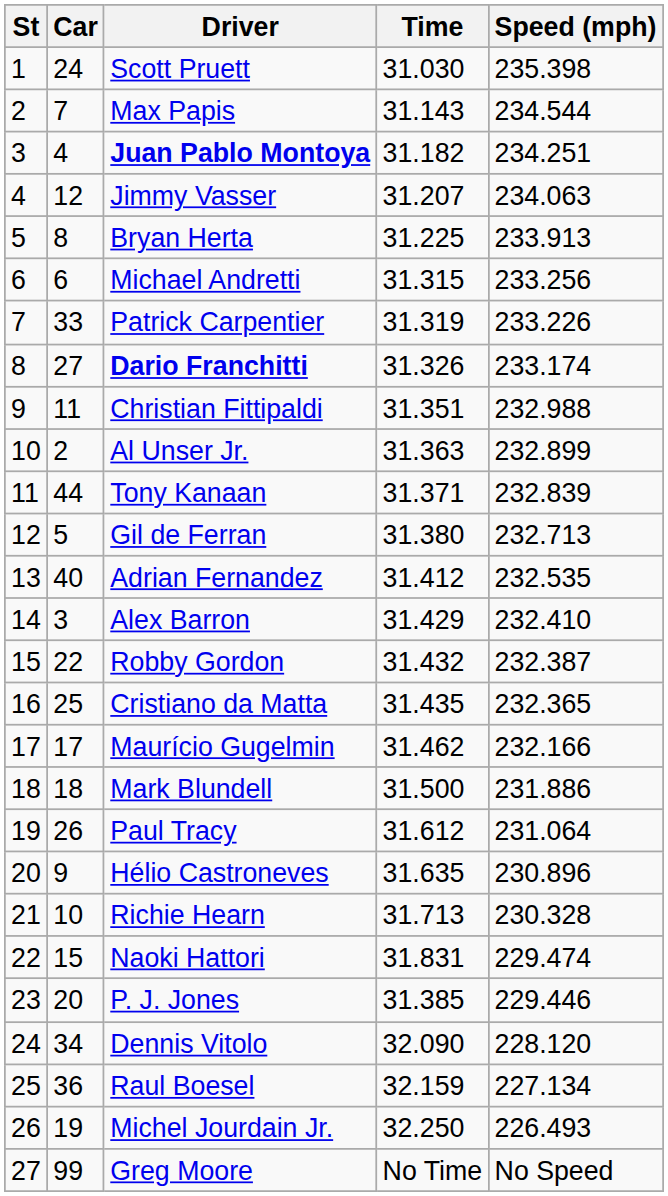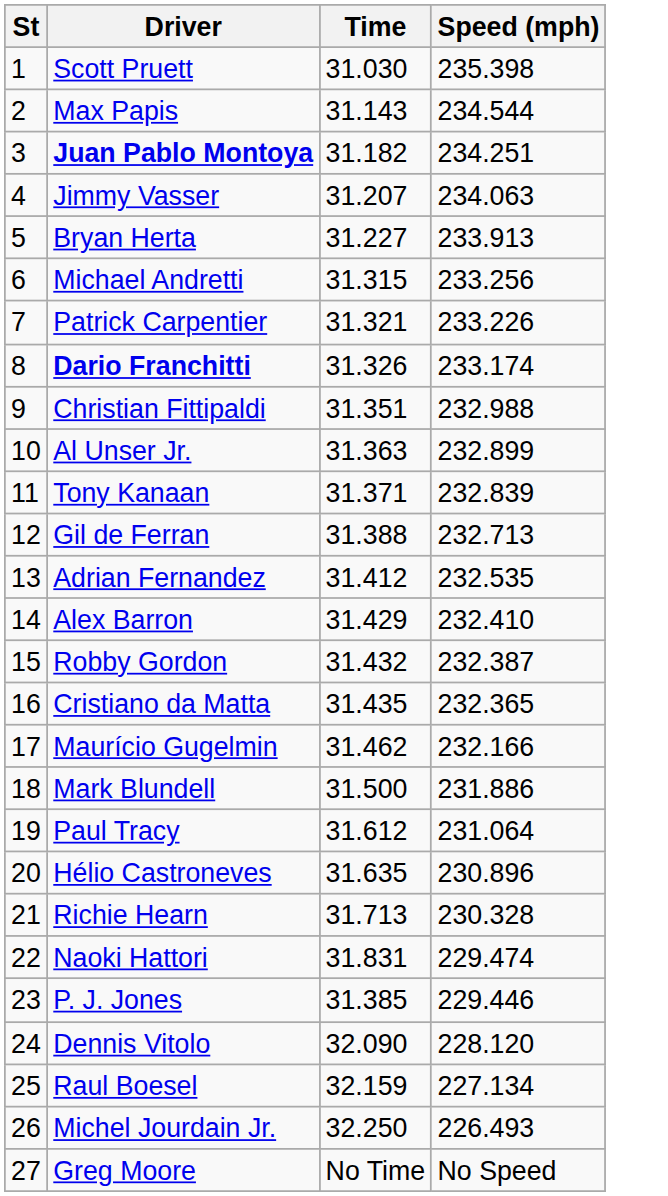- column: (76, 26)
(423, 238) 31.225 -> (366, 238) 31.227
(423, 323) 31.319 -> (366, 323) 31.321
(423, 534) 31.380 -> (366, 534) 31.388
